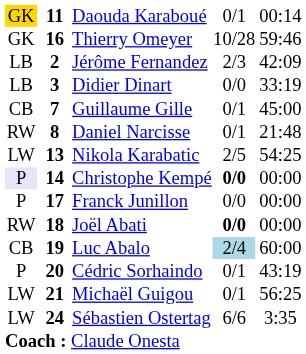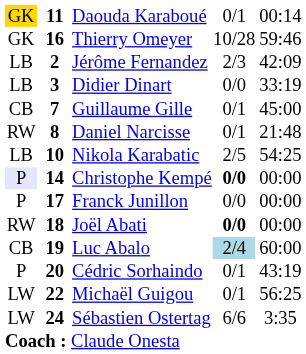(21, 155) LW -> (21, 155) LB
(55, 155) 13 -> (55, 155) 10
(55, 294) 21 -> (55, 294) 22
